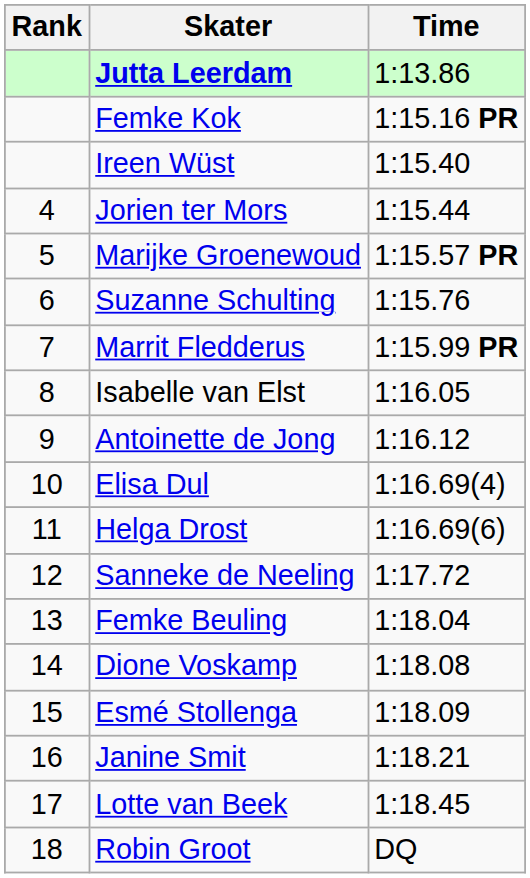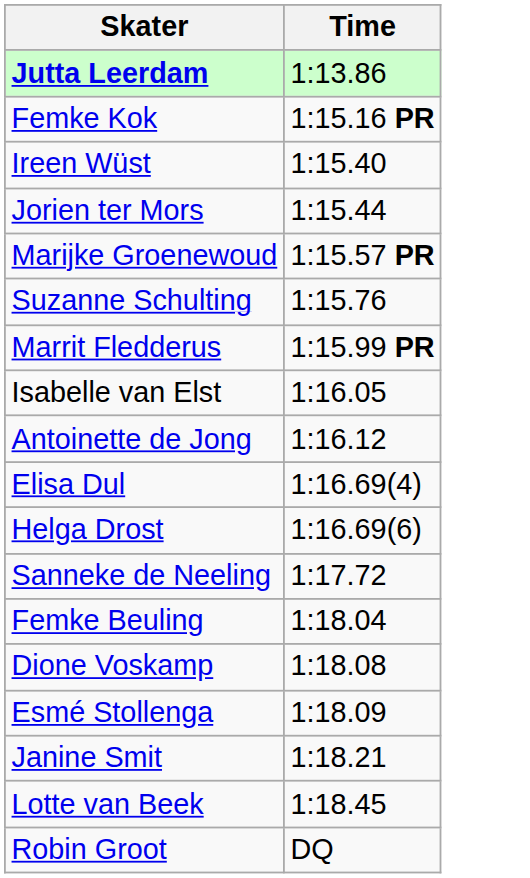- column: (47, 27)
